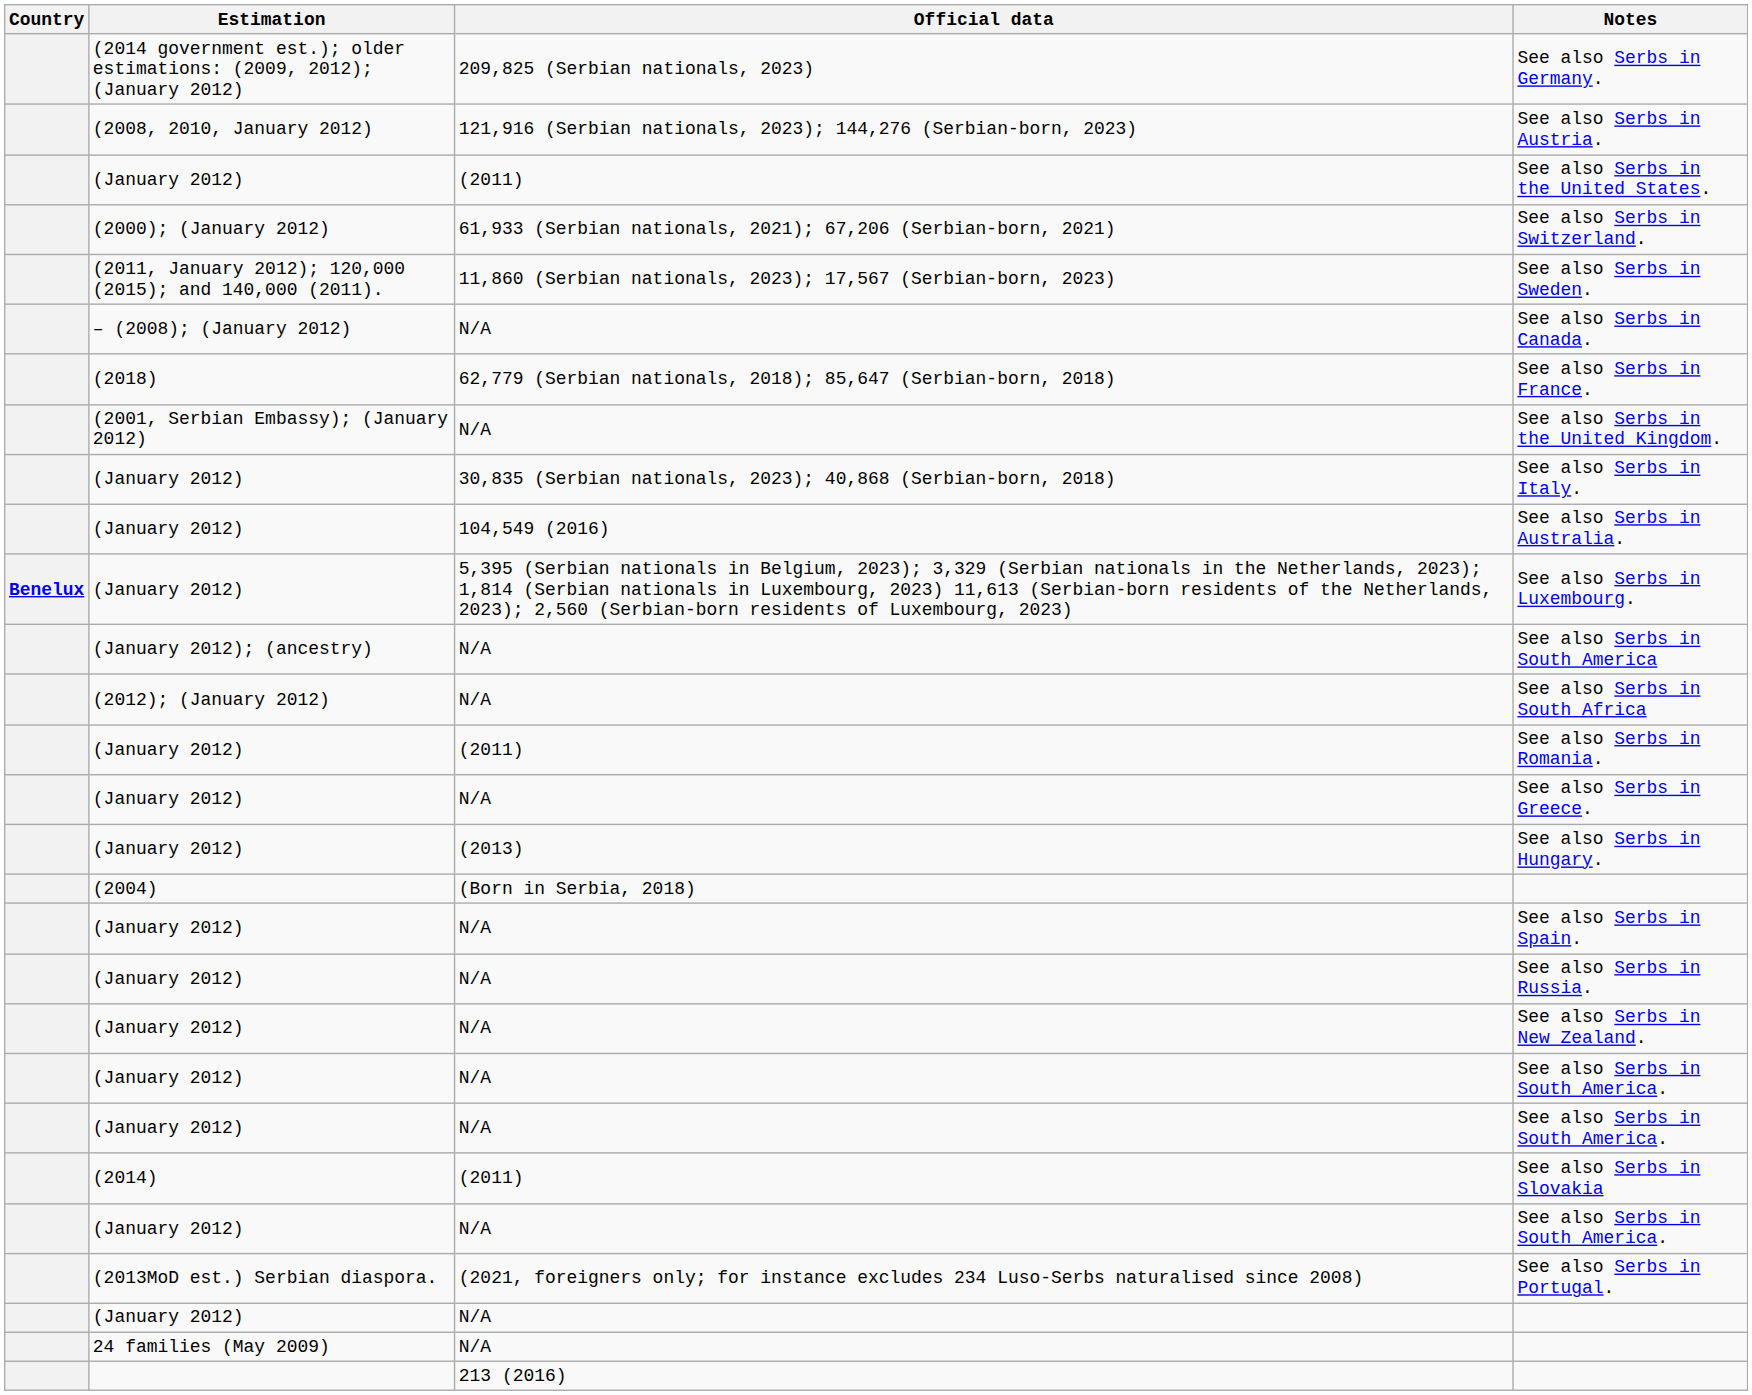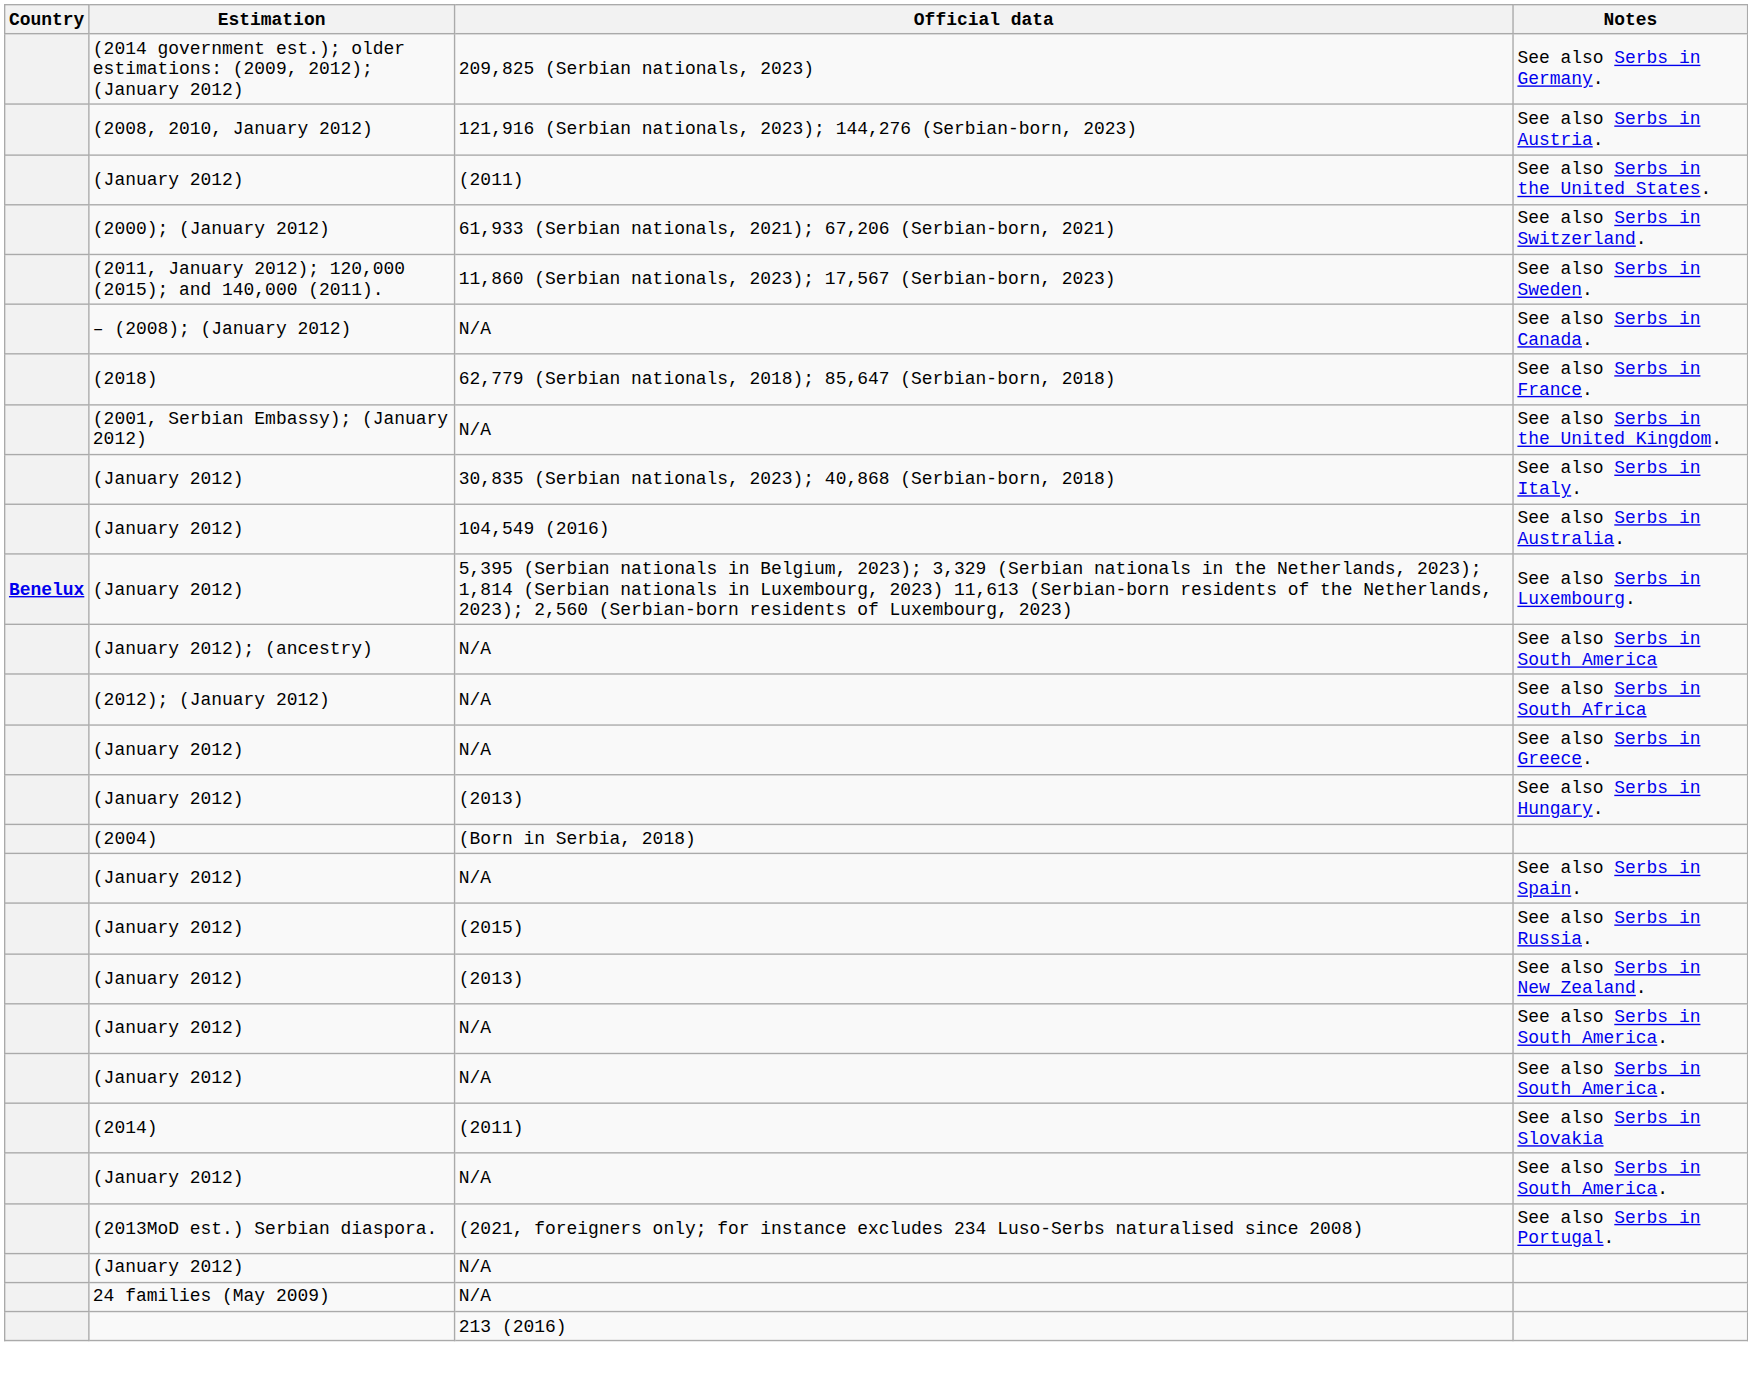- row: (168, 750)
(475, 978) N/A -> (491, 929) (2015)
(475, 1028) N/A -> (491, 978) (2013)
